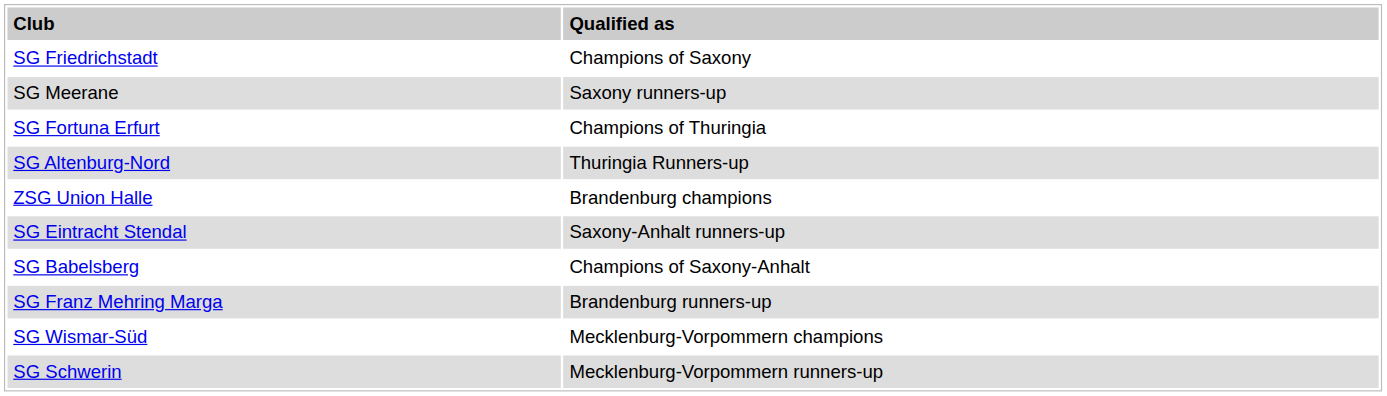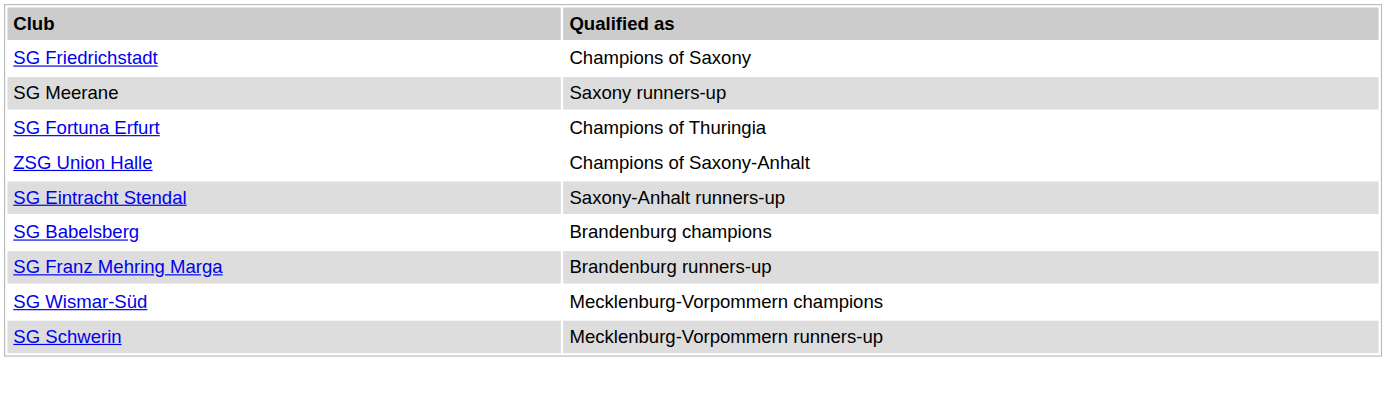- row: (92, 162)
(671, 197) Brandenburg champions -> (690, 162) Champions of Saxony-Anhalt
(690, 267) Champions of Saxony-Anhalt -> (671, 232) Brandenburg champions
